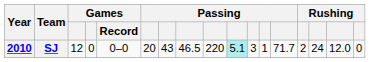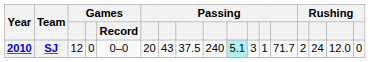(190, 48) 46.5 -> (190, 48) 37.5
(215, 48) 220 -> (215, 48) 240
